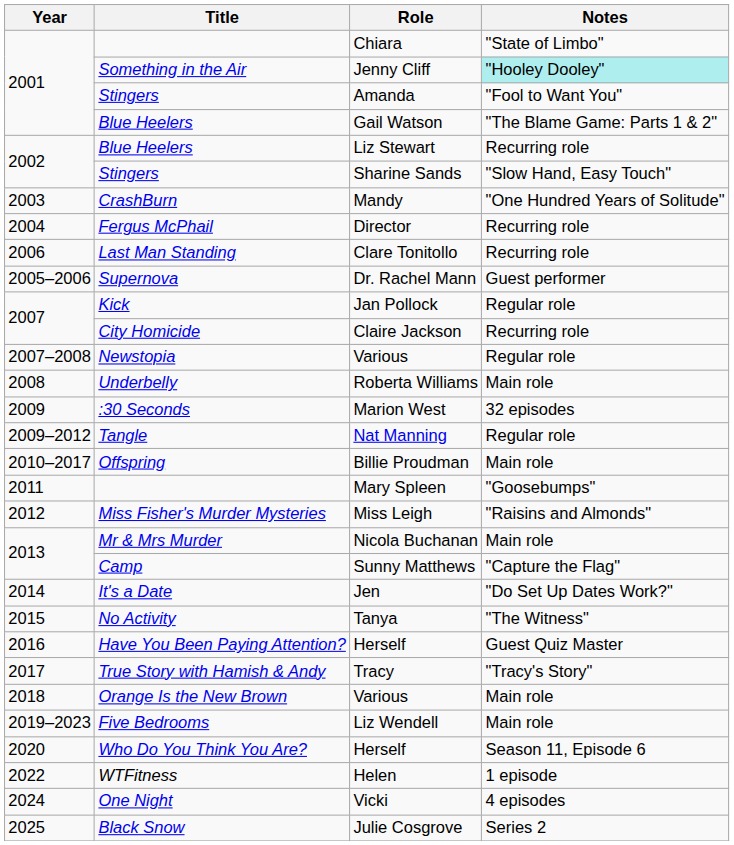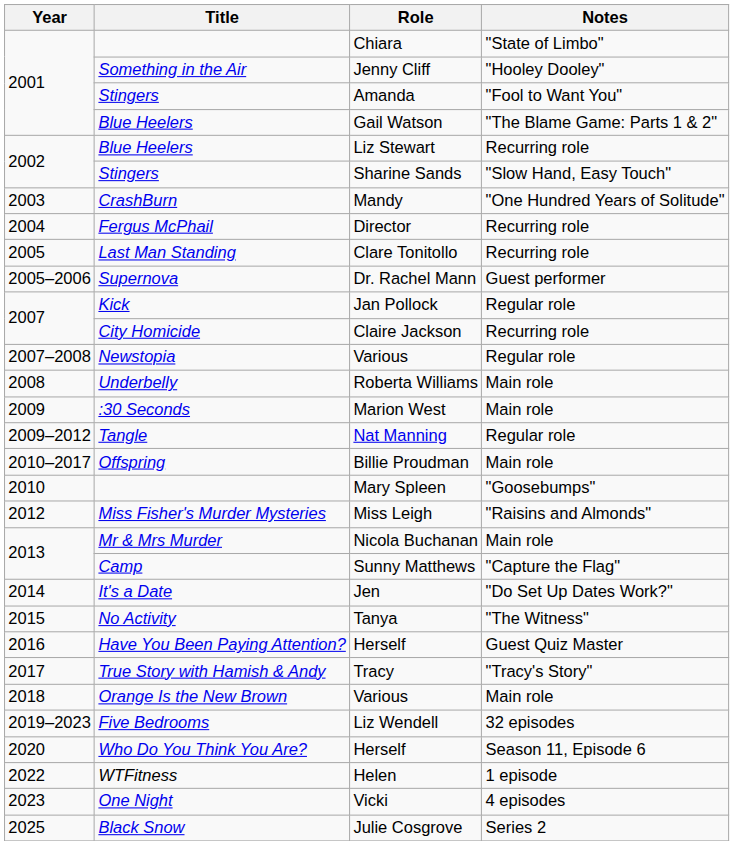(545, 69) paleturquoise background -> (545, 69) no background
(27, 252) 2006 -> (27, 252) 2005
(530, 409) 32 episodes -> (519, 409) Main role
(26, 488) 2011 -> (27, 488) 2010
(519, 723) Main role -> (530, 723) 32 episodes
(27, 801) 2024 -> (27, 801) 2023
